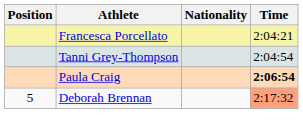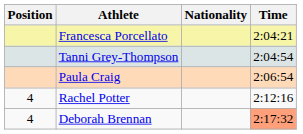(274, 77) bold -> (273, 77) normal
+ row: (94, 98)
(30, 98) 5 -> (30, 118) 4
